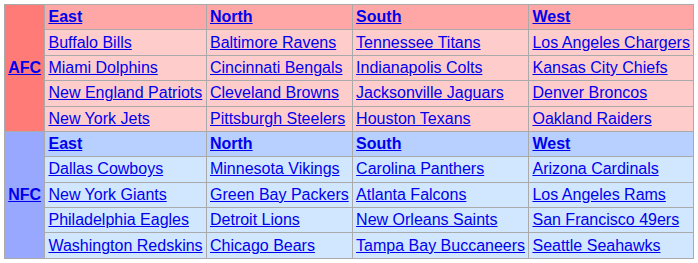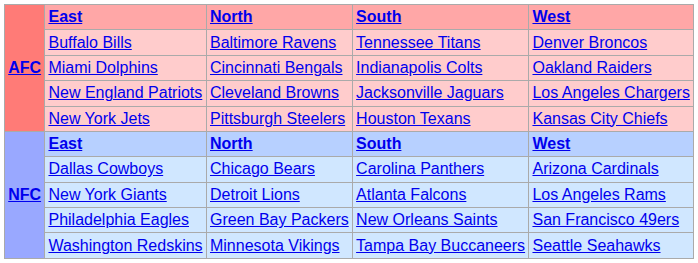(611, 42) Los Angeles Chargers -> (590, 42) Denver Broncos
(600, 67) Kansas City Chiefs -> (592, 67) Oakland Raiders
(590, 93) Denver Broncos -> (611, 93) Los Angeles Chargers
(592, 118) Oakland Raiders -> (600, 118) Kansas City Chiefs
(275, 169) Minnesota Vikings -> (262, 169) Chicago Bears
(279, 194) Green Bay Packers -> (255, 194) Detroit Lions
(255, 220) Detroit Lions -> (279, 220) Green Bay Packers
(262, 245) Chicago Bears -> (275, 245) Minnesota Vikings
